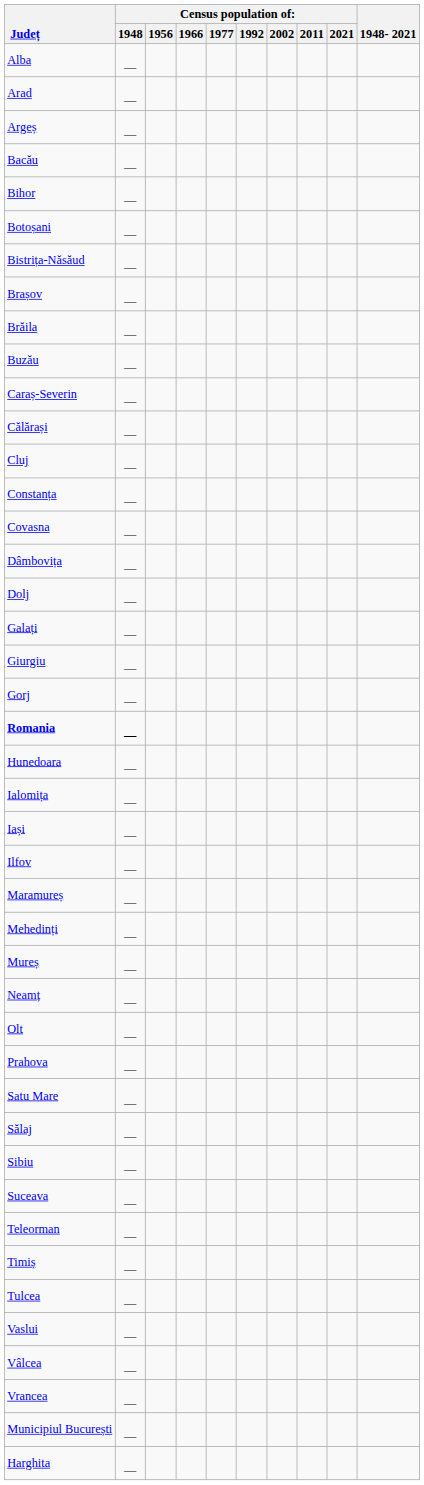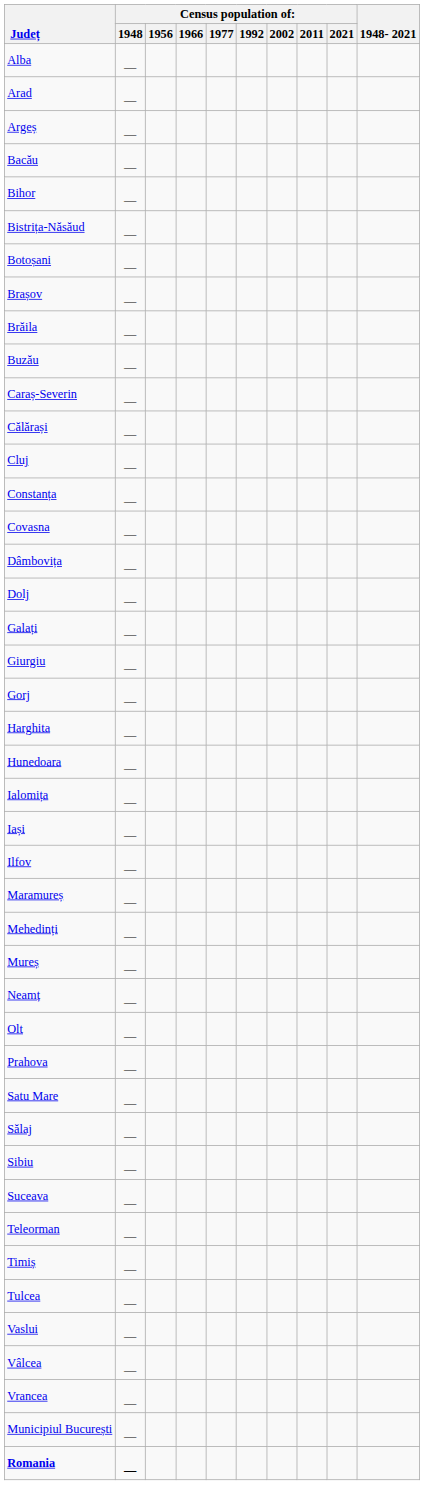rows swapped: (46, 260) <-> (29, 227)
rows swapped: (29, 1463) <-> (31, 728)
